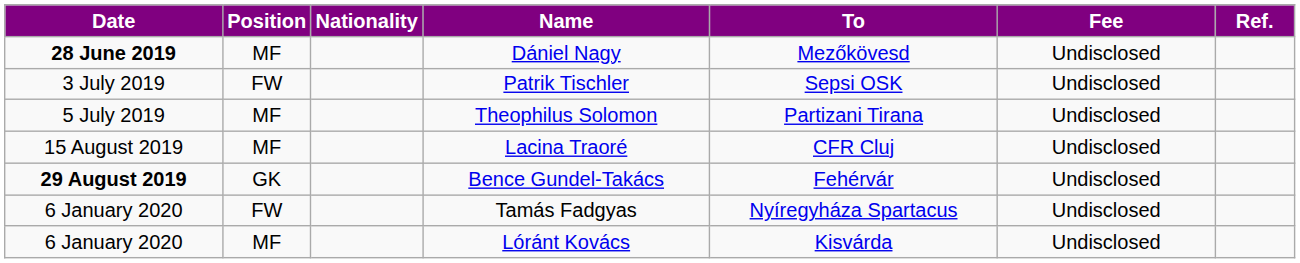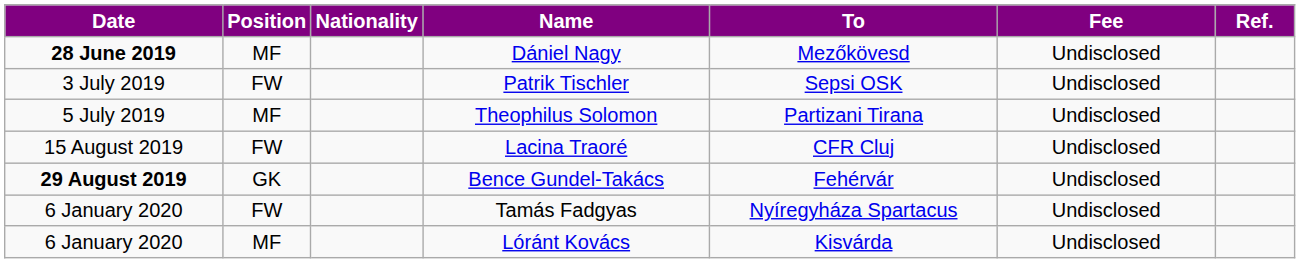(267, 147) MF -> (267, 147) FW
